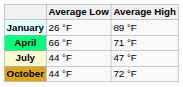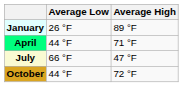(60, 43) 66 °F -> (60, 43) 44 °F
(60, 58) 44 °F -> (60, 58) 66 °F
